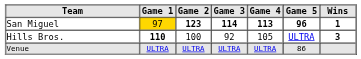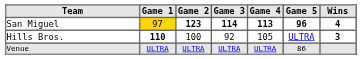(338, 24) 1 -> (338, 24) 4
